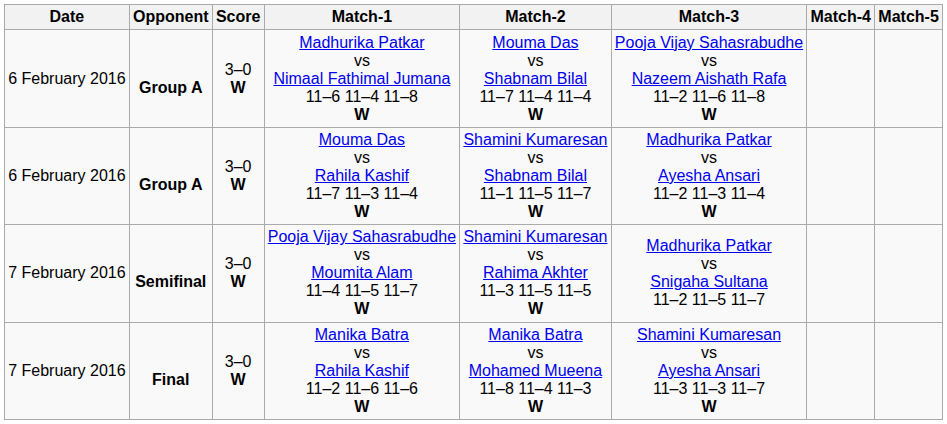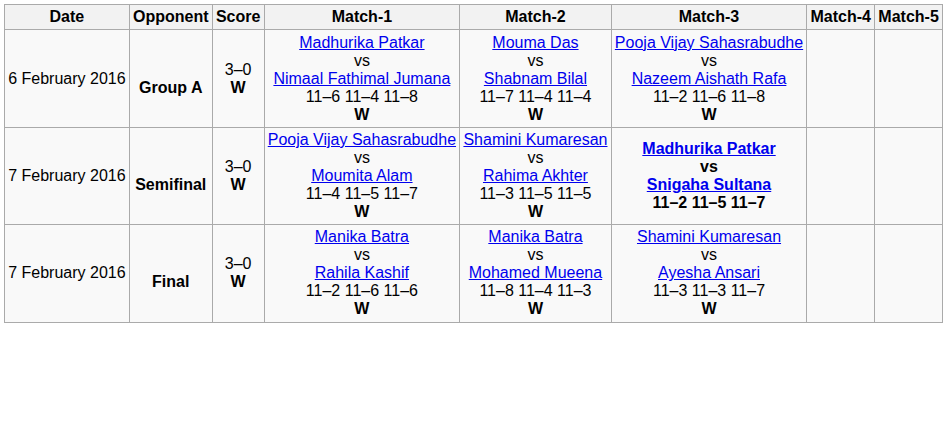- row: (362, 175)
(709, 273) normal -> (709, 175) bold
